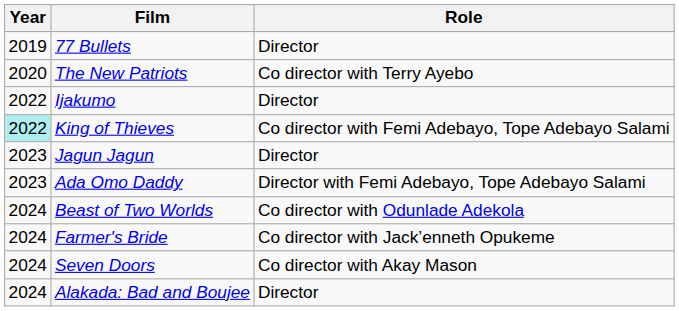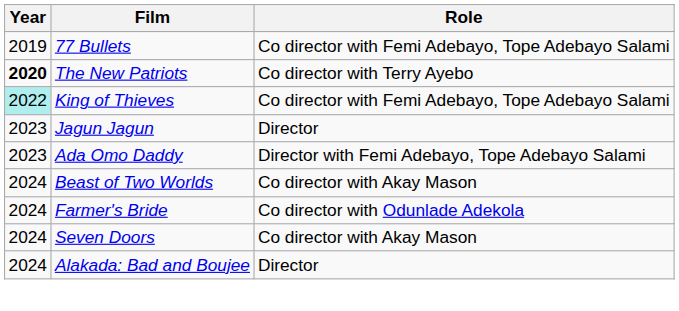(288, 45) Director -> (464, 45) Co director with Femi Adebayo, Tope Adebayo Salami
(28, 73) normal -> (28, 73) bold
- row: (85, 100)
(391, 210) Co director with Odunlade Adekola -> (367, 182) Co director with Akay Mason
(406, 237) Co director with Jack’enneth Opukeme -> (391, 210) Co director with Odunlade Adekola
